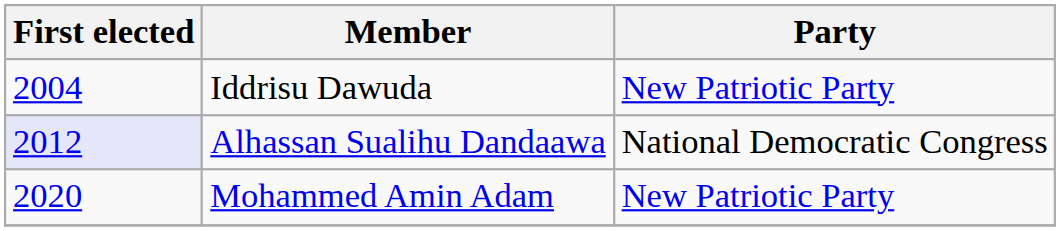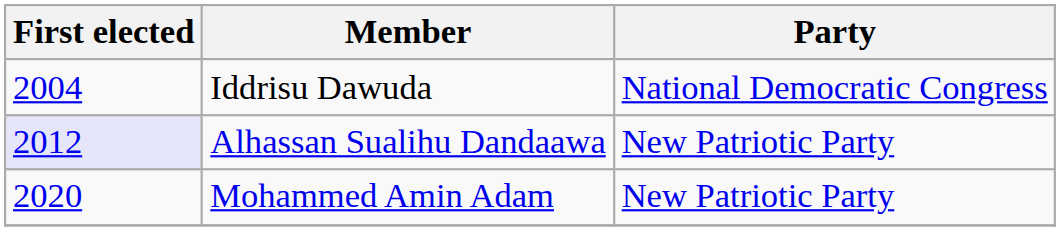(758, 86) New Patriotic Party -> (835, 86) National Democratic Congress
(835, 141) National Democratic Congress -> (758, 141) New Patriotic Party
